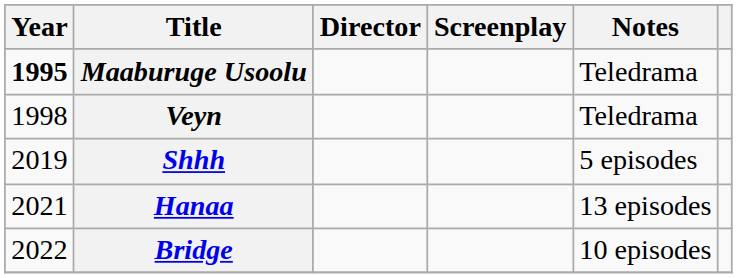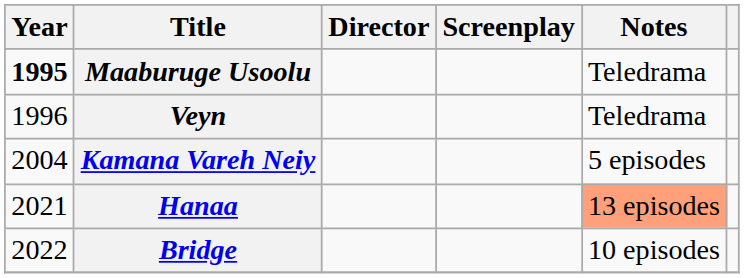(40, 116) 1998 -> (40, 116) 1996
+ row: (198, 160)
- row: (194, 160)
(645, 205) no background -> (654, 205) lightsalmon background
